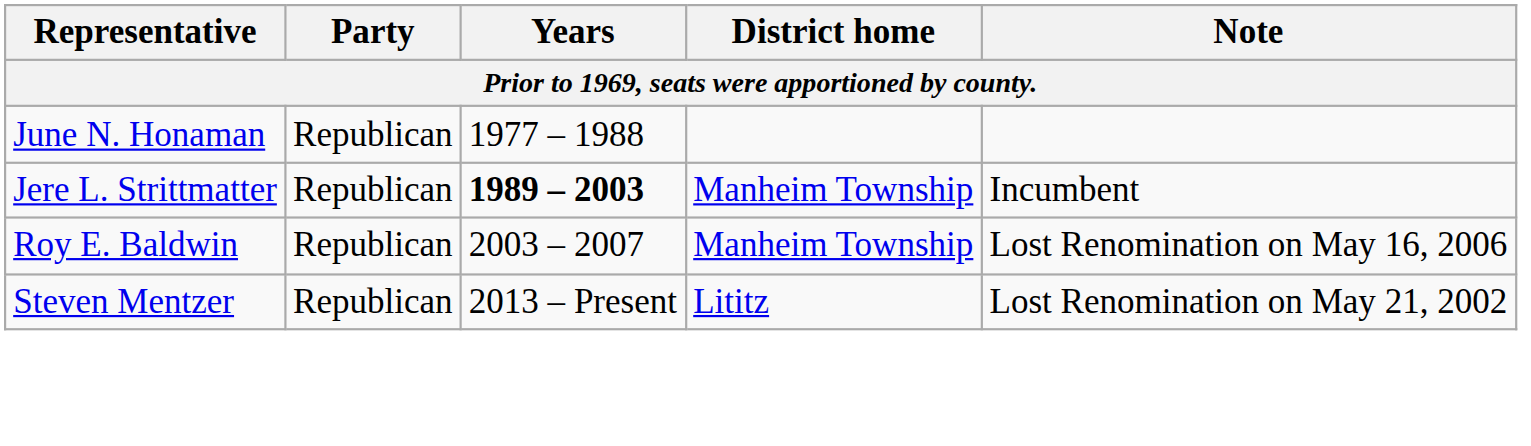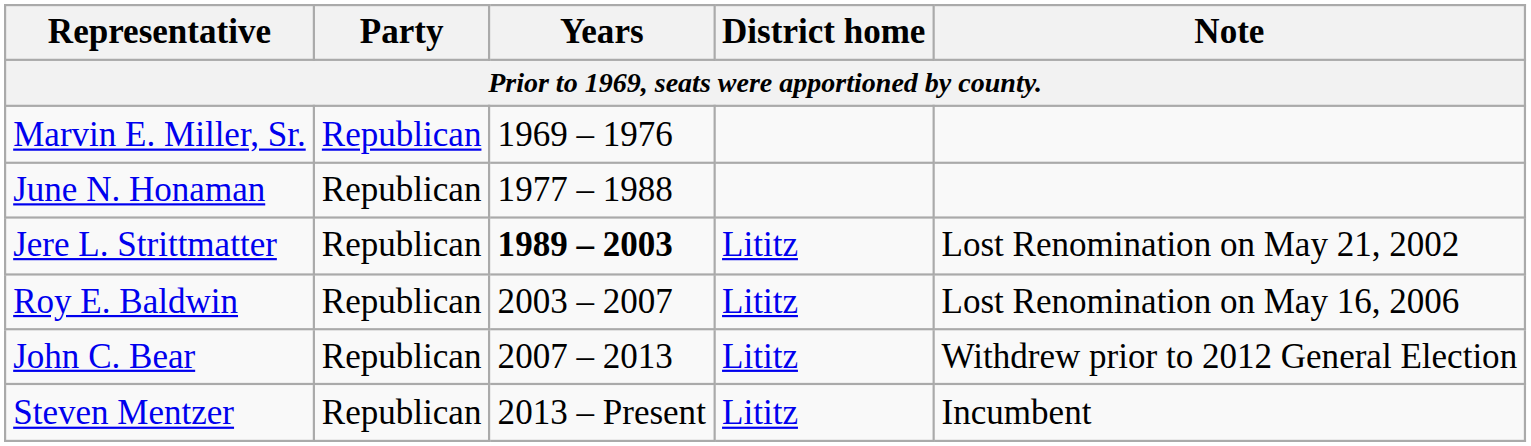+ row: (159, 134)
(833, 189) Manheim Township -> (760, 245) Lititz
(1064, 189) Incumbent -> (1200, 245) Lost Renomination on May 21, 2002
(833, 245) Manheim Township -> (760, 300) Lititz
+ row: (104, 356)
(1248, 300) Lost Renomination on May 21, 2002 -> (1016, 411) Incumbent
